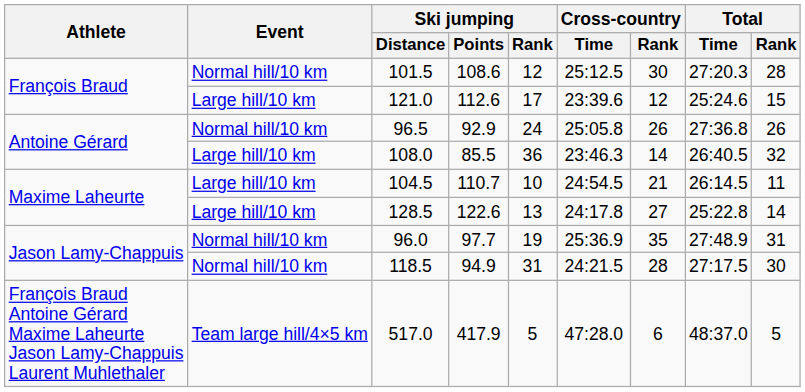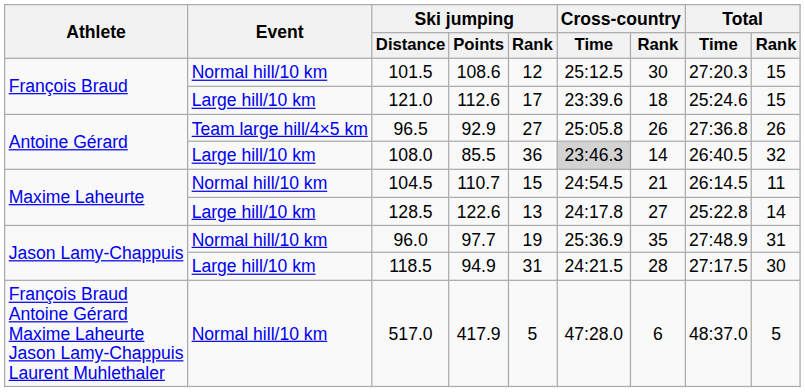(776, 73) 28 -> (776, 73) 15
(658, 101) 12 -> (658, 101) 18
(259, 128) Normal hill/10 km -> (280, 128) Team large hill/4×5 km
(532, 128) 24 -> (532, 128) 27
(594, 156) no background -> (594, 156) lightgrey background
(254, 184) Large hill/10 km -> (259, 184) Normal hill/10 km
(532, 184) 10 -> (532, 184) 15
(259, 267) Normal hill/10 km -> (254, 267) Large hill/10 km
(280, 334) Team large hill/4×5 km -> (259, 334) Normal hill/10 km
